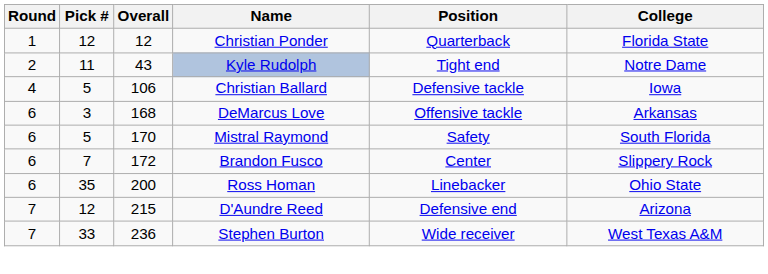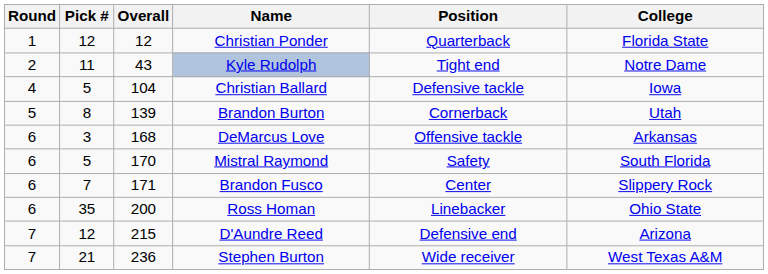(143, 88) 106 -> (143, 88) 104
+ row: (271, 112)
(143, 161) 172 -> (143, 185) 171
(87, 233) 33 -> (87, 257) 21
